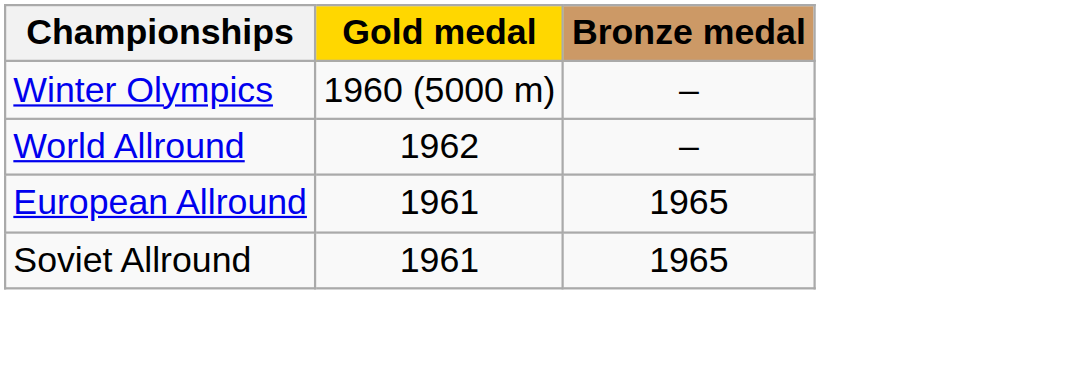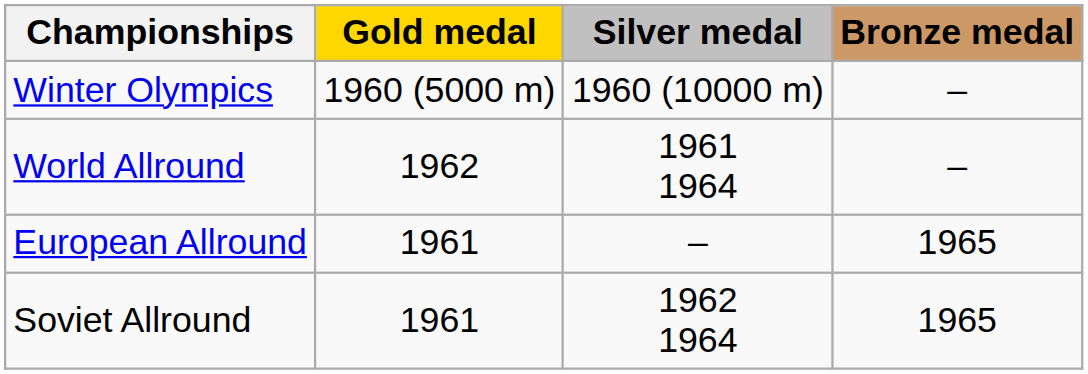+ column: (698, 32)
